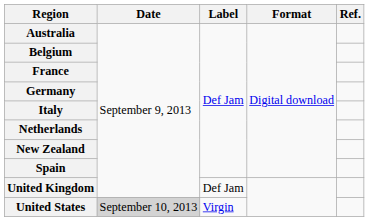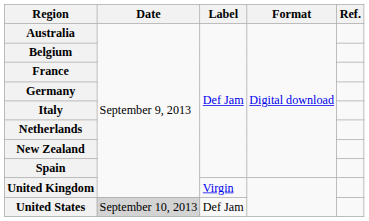(223, 187) Def Jam -> (218, 187) Virgin
(218, 206) Virgin -> (223, 206) Def Jam
